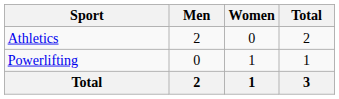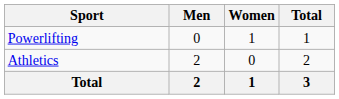rows swapped: (33, 37) <-> (43, 60)
